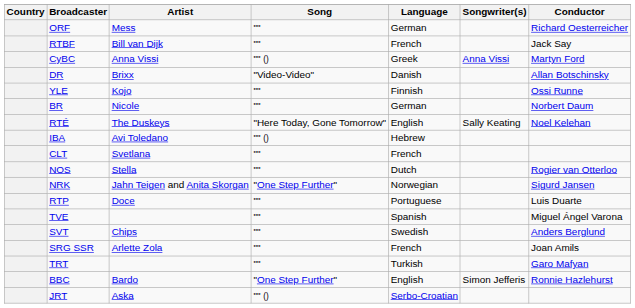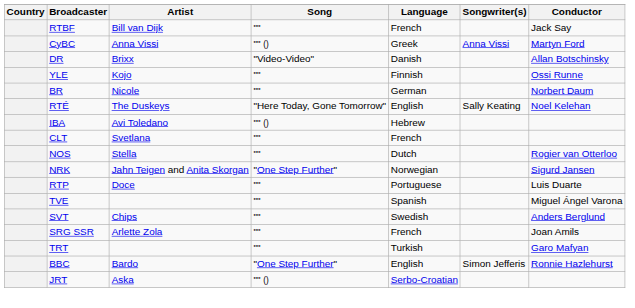- row: (60, 28)
